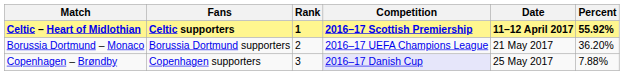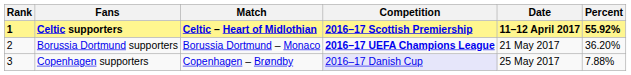columns swapped: (308, 12) <-> (76, 12)
(407, 45) normal -> (410, 45) bold
